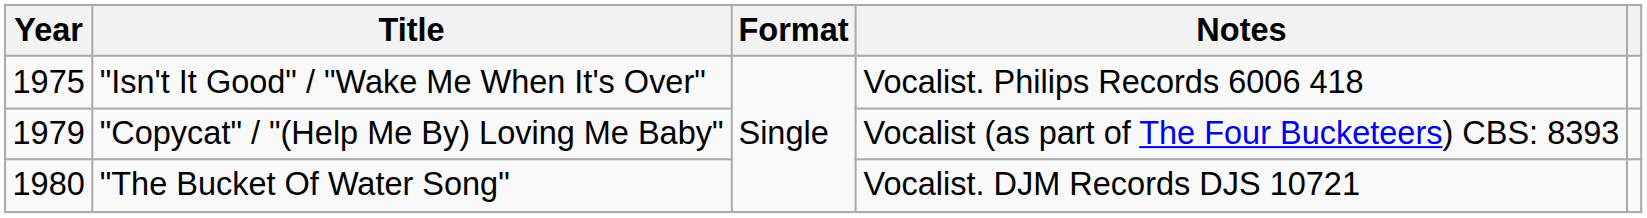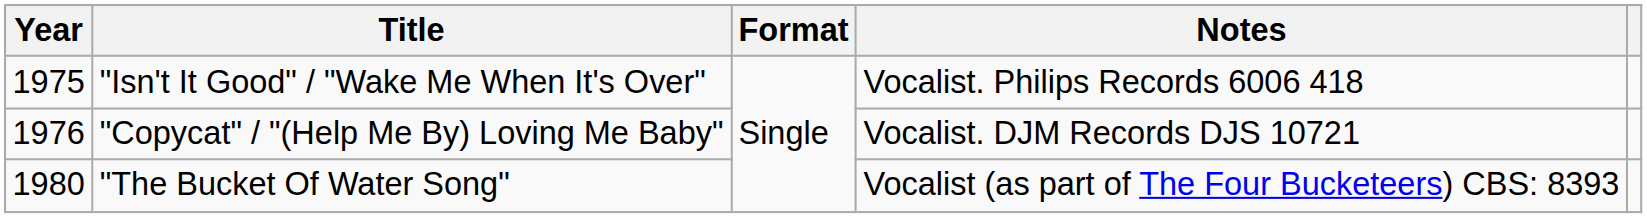(49, 133) 1979 -> (49, 133) 1976
(1241, 133) Vocalist (as part of The Four Bucketeers) CBS: 8393 -> (1112, 133) Vocalist. DJM Records DJS 10721
(1112, 184) Vocalist. DJM Records DJS 10721 -> (1241, 184) Vocalist (as part of The Four Bucketeers) CBS: 8393
